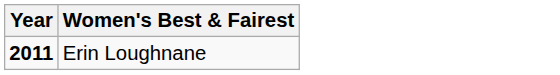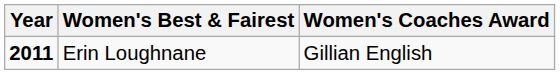+ column: (427, 20)
